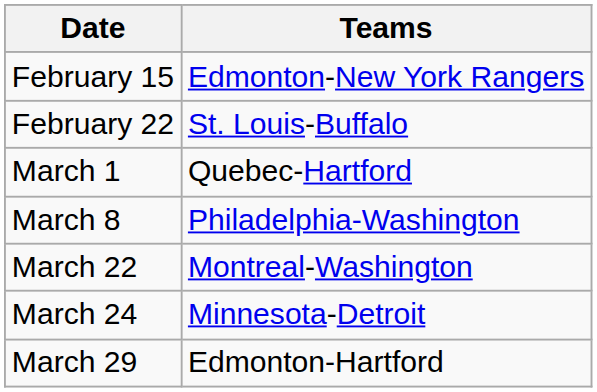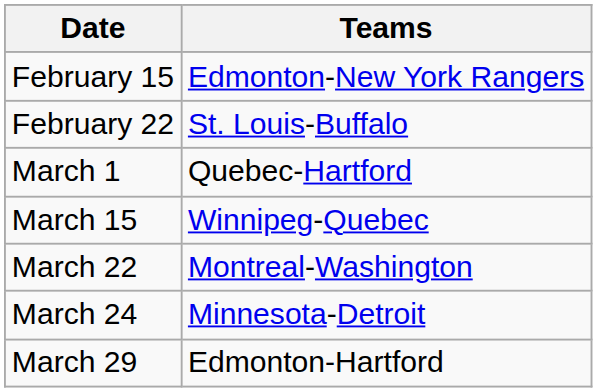- row: (66, 219)
+ row: (75, 219)
